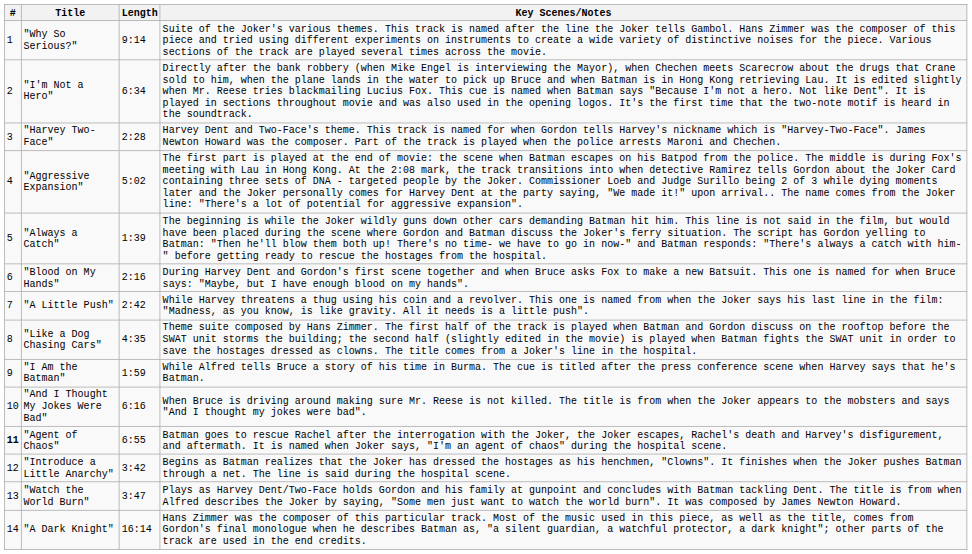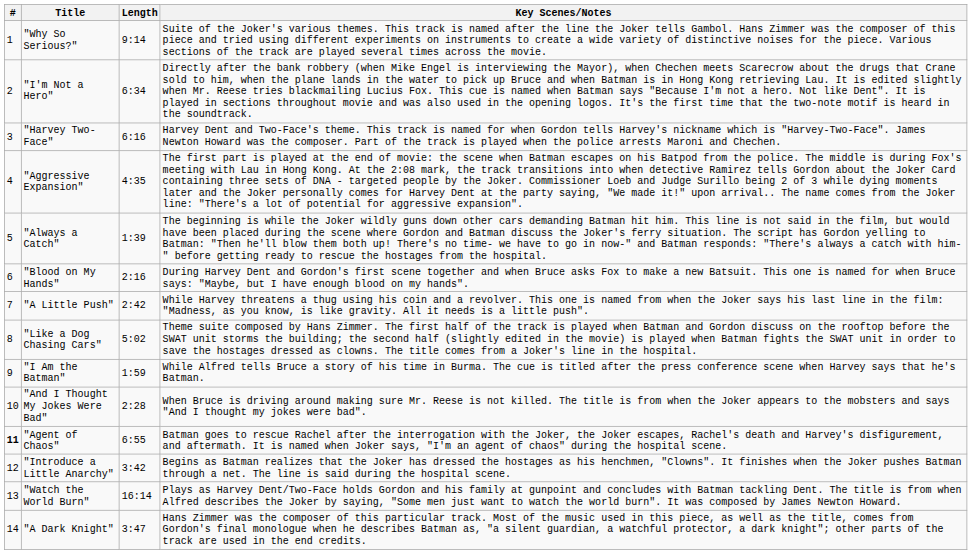(134, 137) 2:28 -> (134, 137) 6:16
(134, 182) 5:02 -> (134, 182) 4:35
(134, 339) 4:35 -> (134, 339) 5:02
(134, 407) 6:16 -> (134, 407) 2:28
(134, 496) 3:47 -> (137, 496) 16:14
(137, 530) 16:14 -> (134, 530) 3:47
